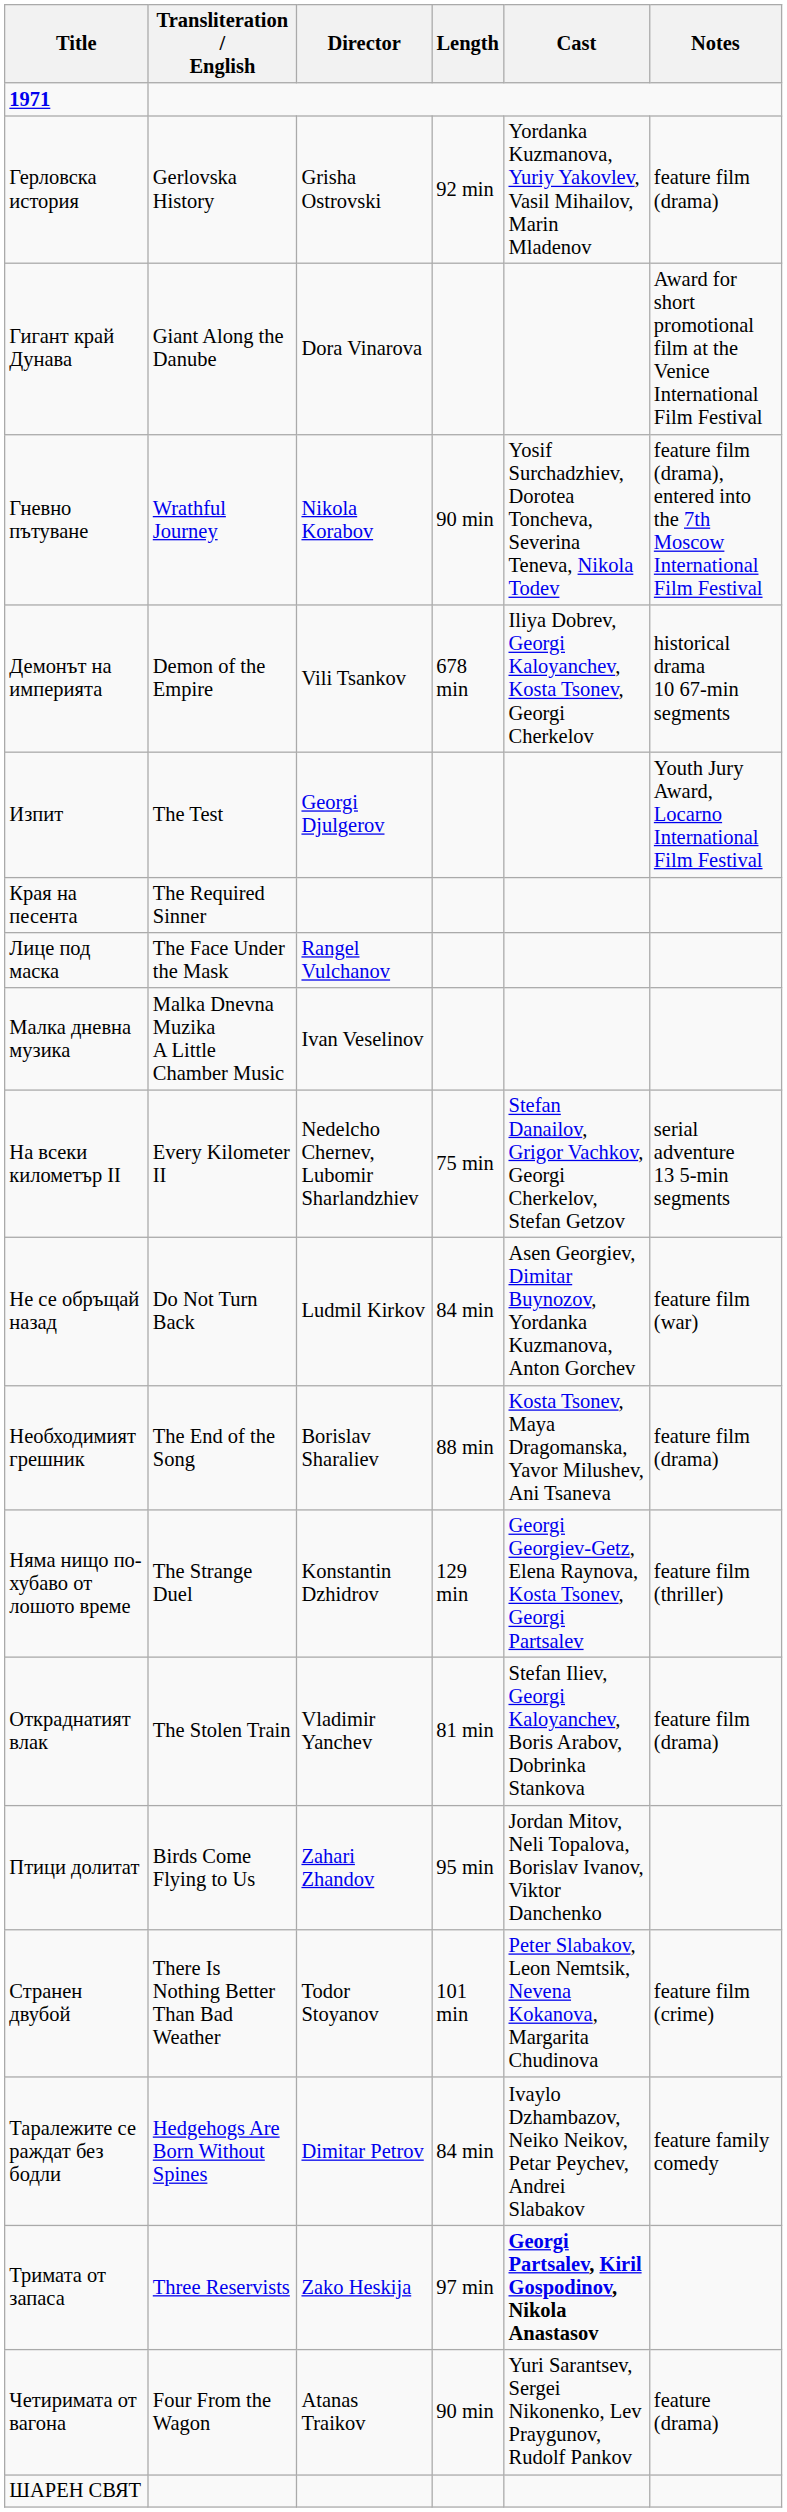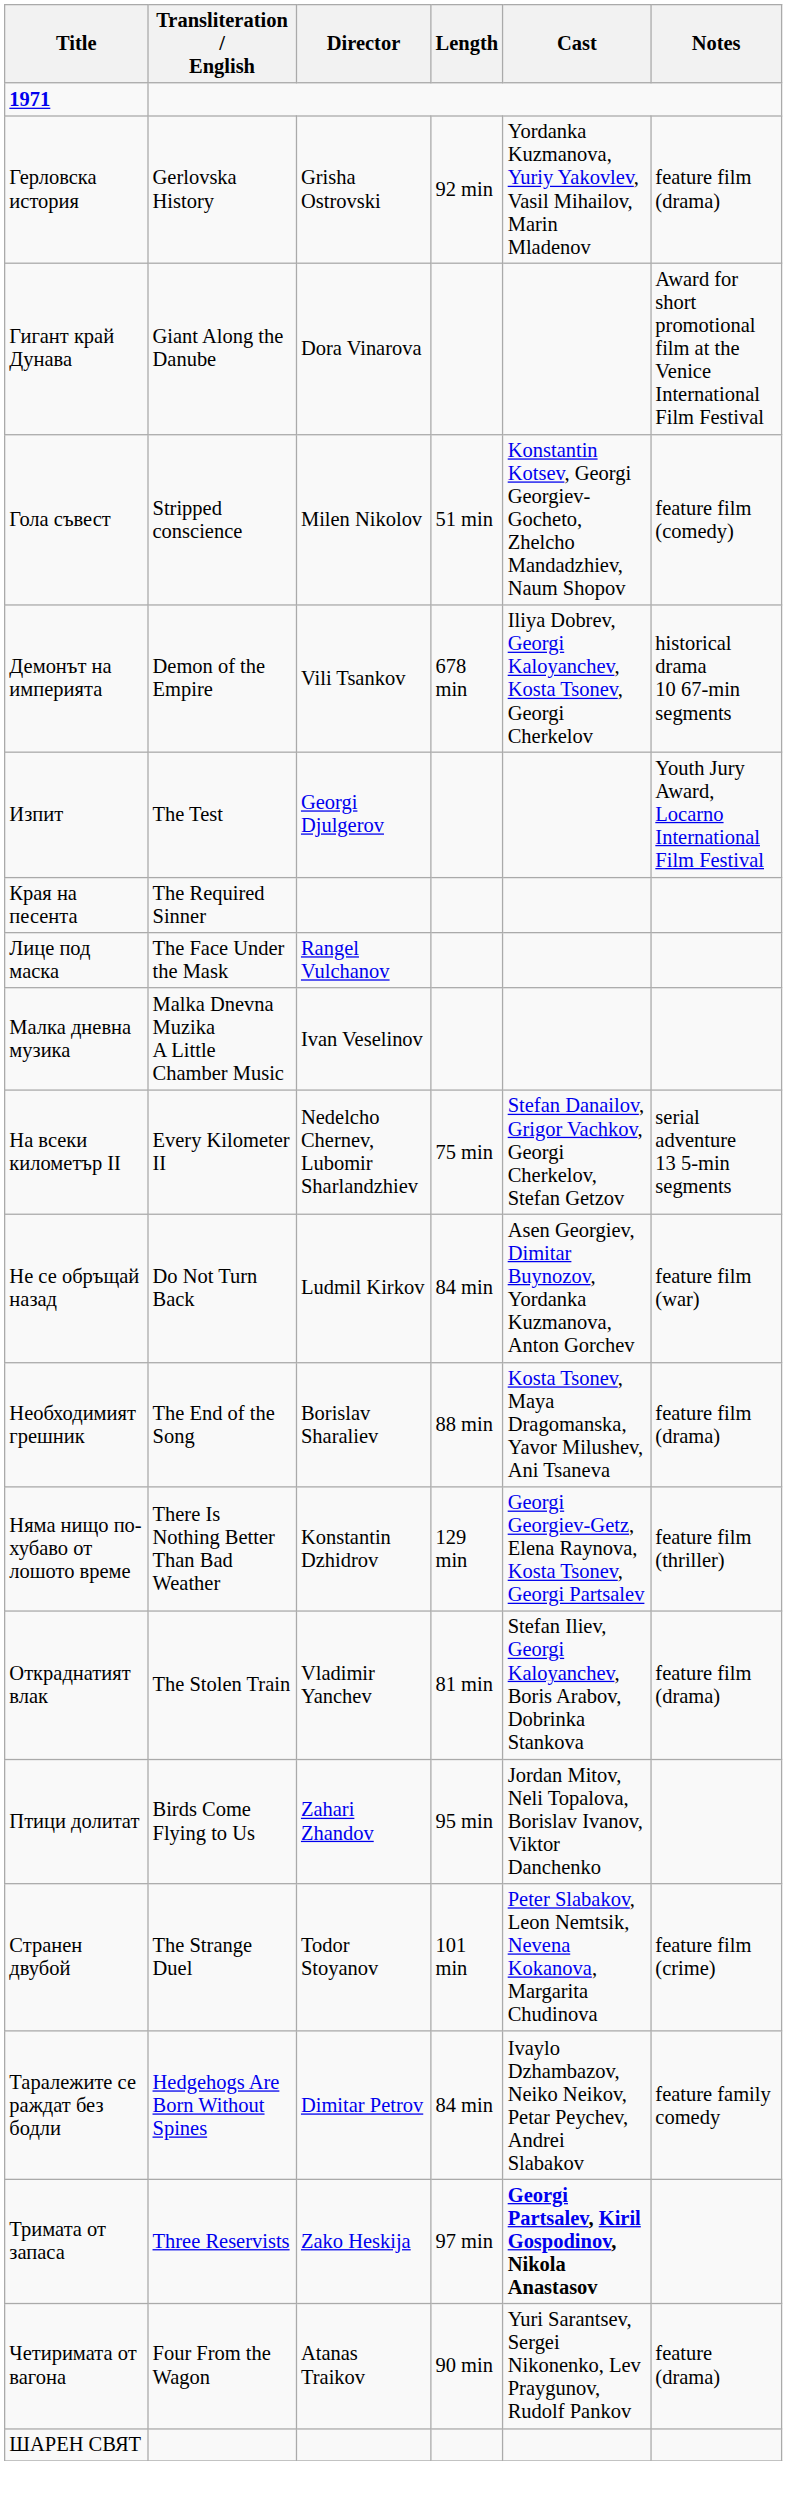- row: (49, 519)
+ row: (60, 519)
(203, 1583) The Strange Duel -> (214, 1548) There Is Nothing Better Than Bad Weather
(214, 2003) There Is Nothing Better Than Bad Weather -> (202, 1957) The Strange Duel
